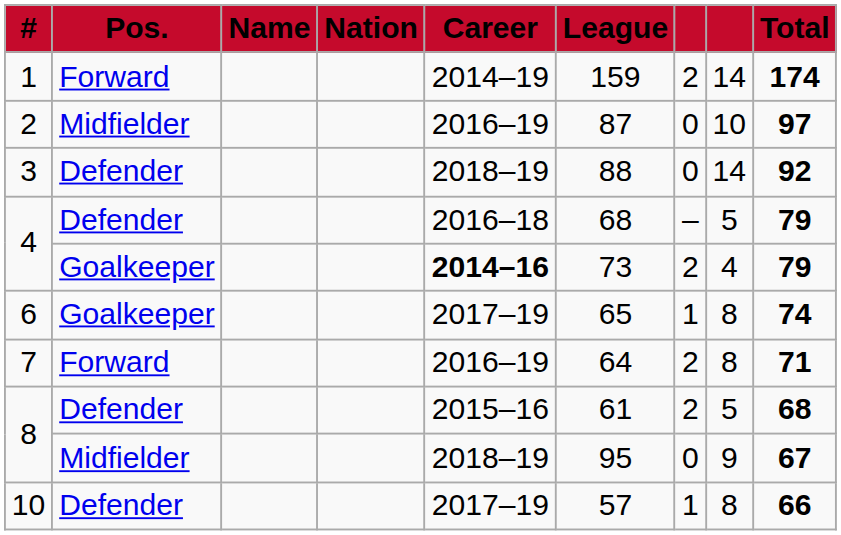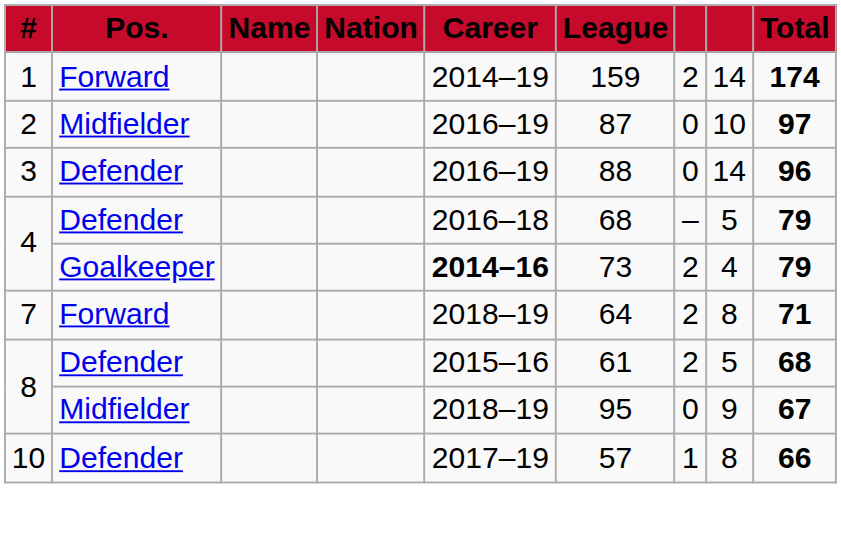(490, 171) 2018–19 -> (490, 171) 2016–19
(795, 171) 92 -> (795, 171) 96
- row: (29, 314)
(490, 362) 2016–19 -> (490, 314) 2018–19
